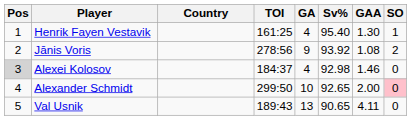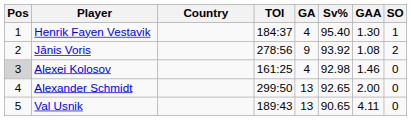(275, 32) 161:25 -> (275, 32) 184:37
(275, 69) 184:37 -> (275, 69) 161:25
(307, 87) 10 -> (307, 87) 13
(395, 87) pink background -> (395, 87) no background
